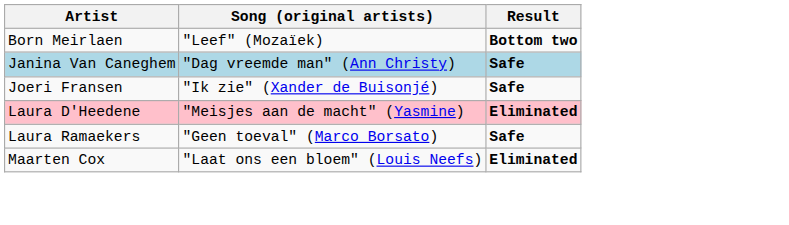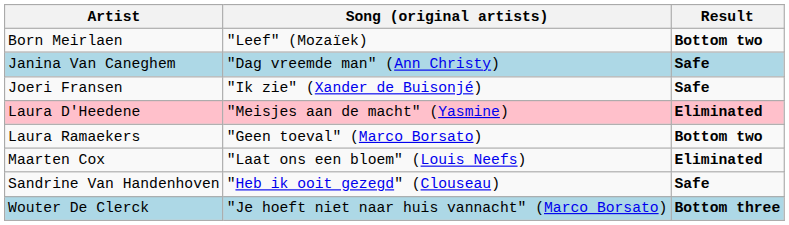(507, 136) Safe -> (719, 136) Bottom two
+ row: (114, 184)
+ row: (79, 208)
